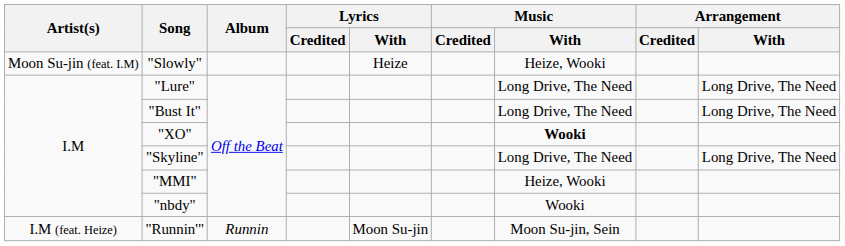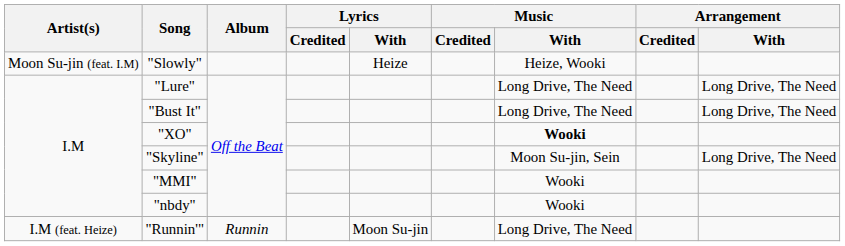(565, 157) Long Drive, The Need -> (565, 157) Moon Su-jin, Sein
(565, 181) Heize, Wooki -> (565, 181) Wooki
(565, 228) Moon Su-jin, Sein -> (565, 228) Long Drive, The Need
